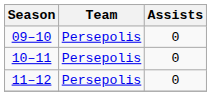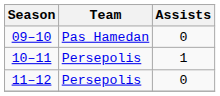(102, 37) Persepolis -> (105, 37) Pas Hamedan
(175, 59) 0 -> (183, 59) 1
